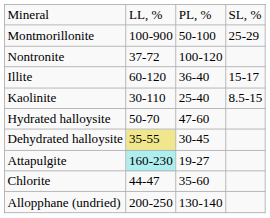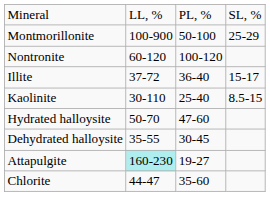(144, 56) 37-72 -> (148, 56) 60-120
(148, 77) 60-120 -> (144, 77) 37-72
(144, 139) khaki background -> (144, 139) no background
- row: (64, 202)
